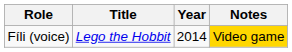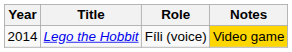columns swapped: (192, 15) <-> (38, 15)
